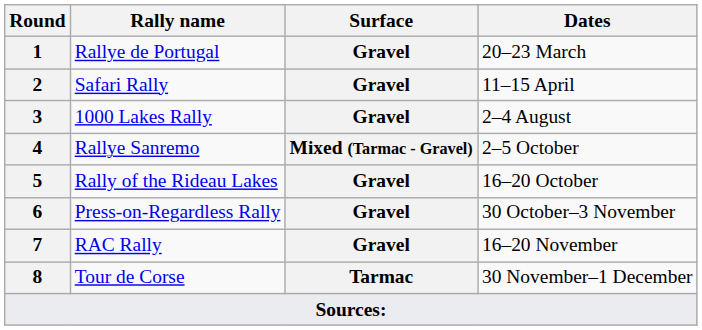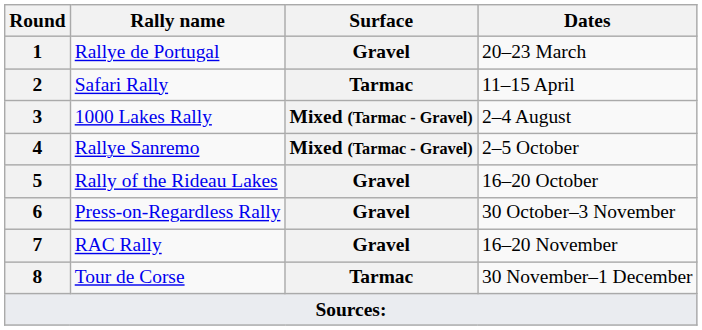(381, 84) Gravel -> (381, 84) Tarmac
(381, 116) Gravel -> (381, 116) Mixed (Tarmac - Gravel)
